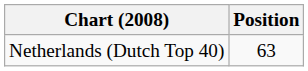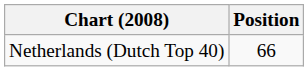(266, 50) 63 -> (266, 50) 66
